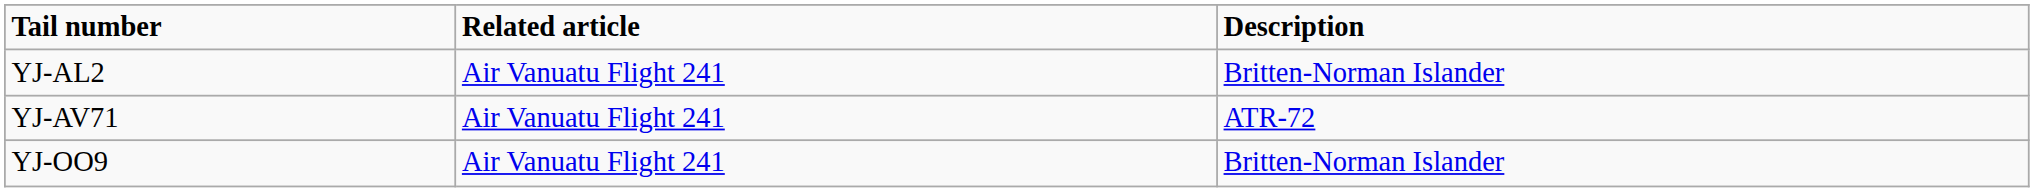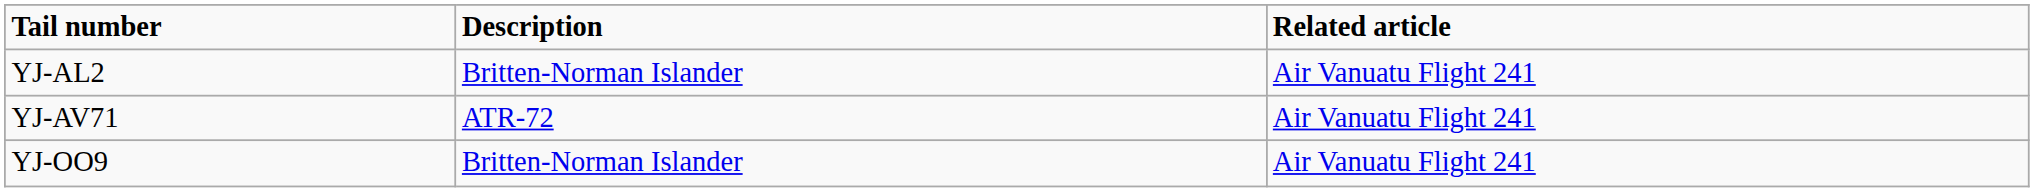columns swapped: (1294, 27) <-> (551, 27)
